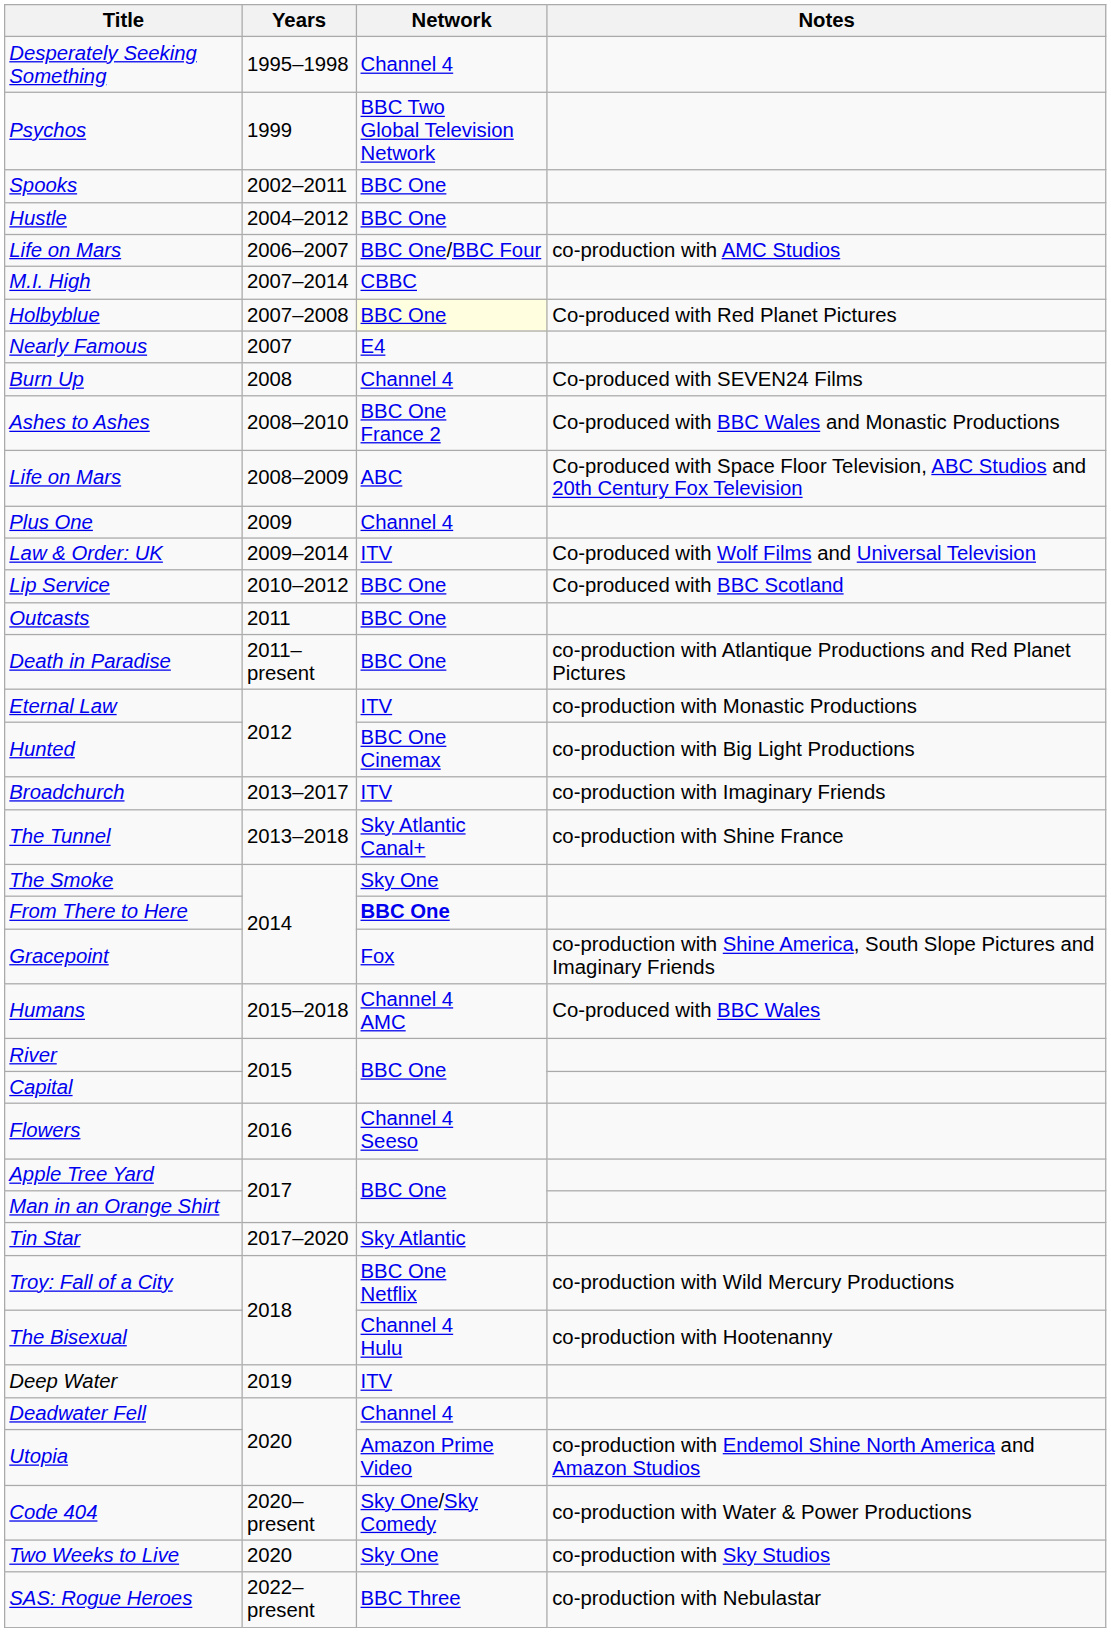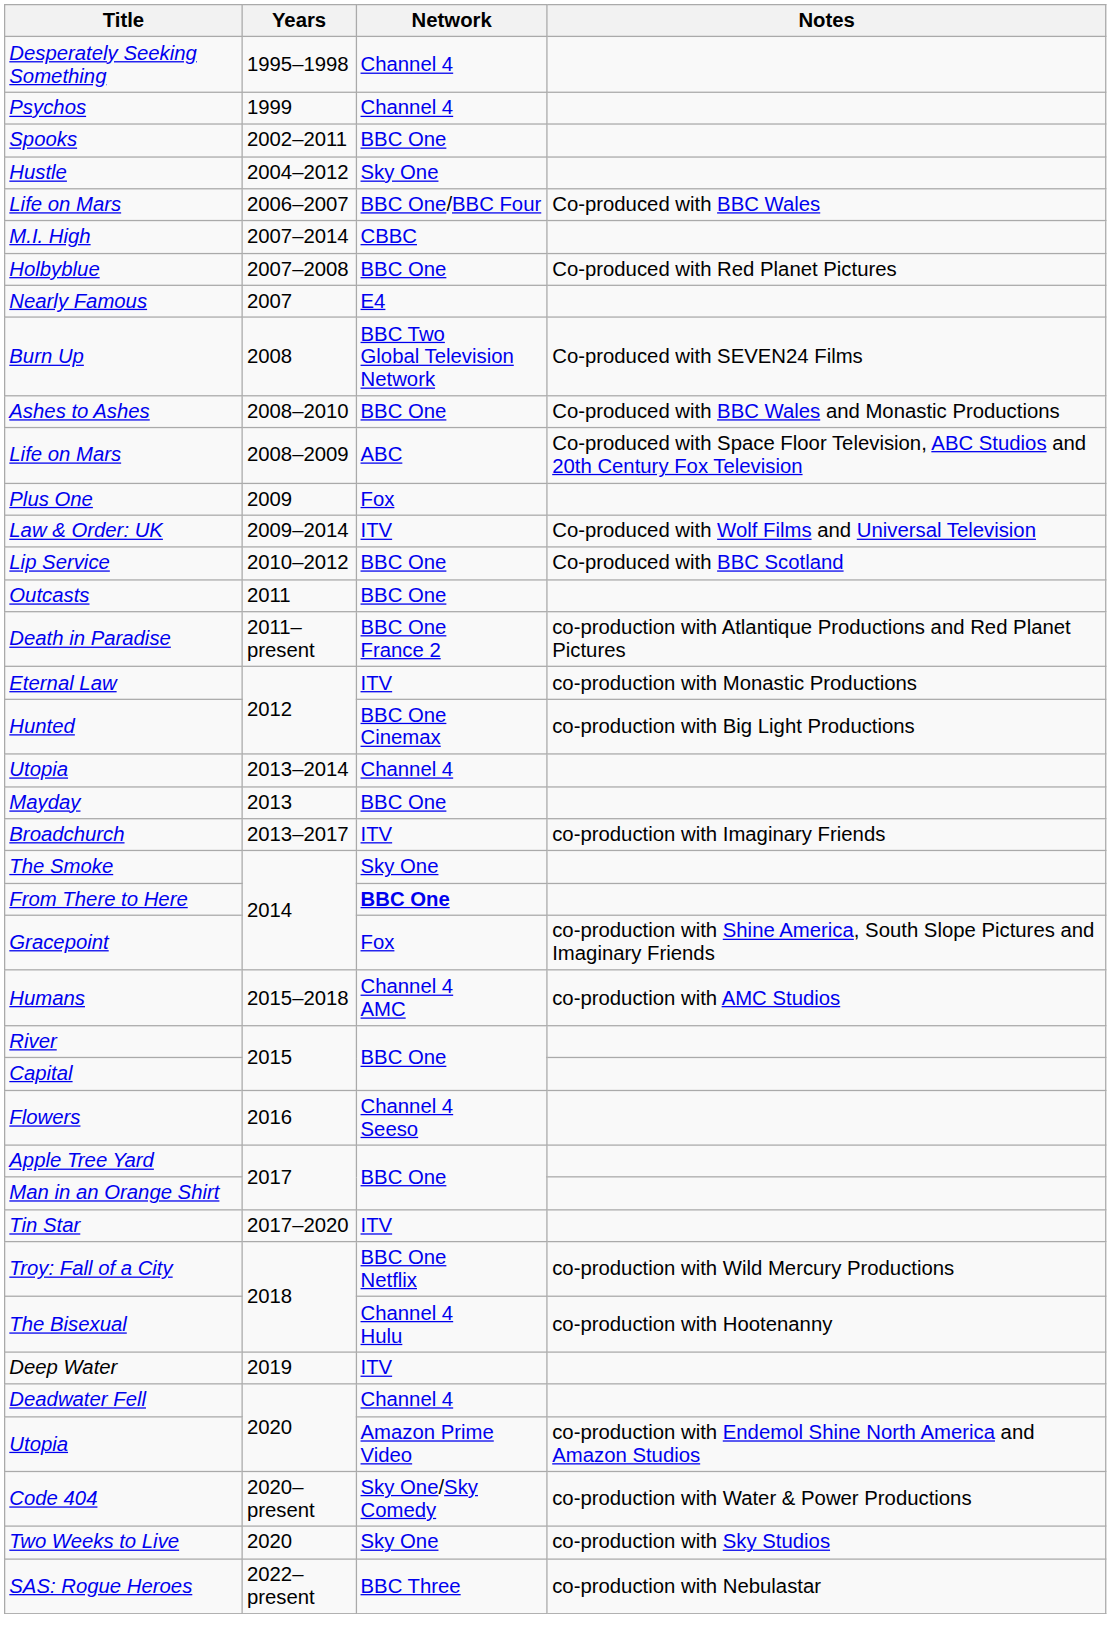(437, 130) BBC Two Global Television Network -> (407, 107) Channel 4
(403, 218) BBC One -> (399, 172) Sky One
(696, 250) co-production with AMC Studios -> (686, 204) Co-produced with BBC Wales
(403, 314) lightyellow background -> (403, 269) no background
(407, 379) Channel 4 -> (437, 356) BBC Two Global Television Network
(403, 422) BBC One France 2 -> (403, 411) BBC One
(407, 521) Channel 4 -> (377, 498) Fox
(403, 661) BBC One -> (403, 639) BBC One France 2
+ row: (39, 770)
+ row: (45, 802)
- row: (60, 836)
(686, 1011) Co-produced with BBC Wales -> (696, 997) co-production with AMC Studios
(413, 1238) Sky Atlantic -> (376, 1225) ITV
